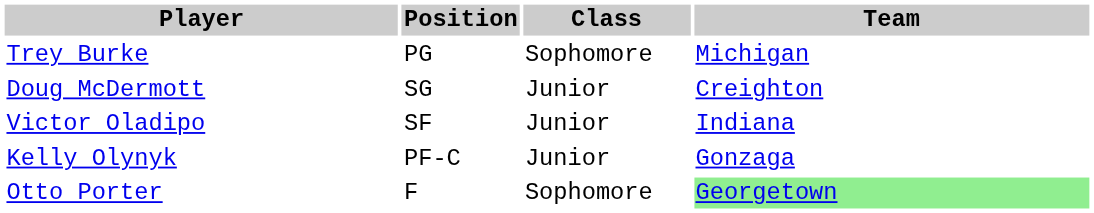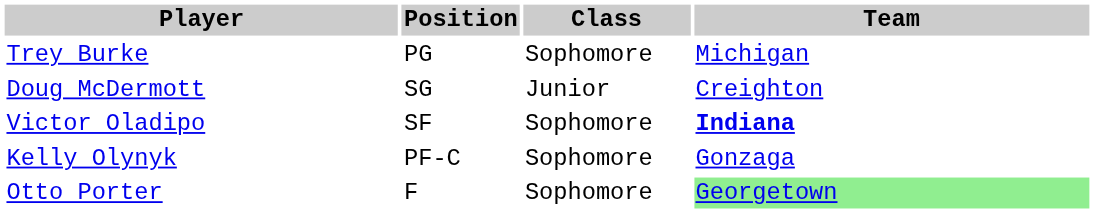(568, 124) Junior -> (589, 124) Sophomore
(745, 124) normal -> (745, 124) bold
(568, 158) Junior -> (589, 158) Sophomore
